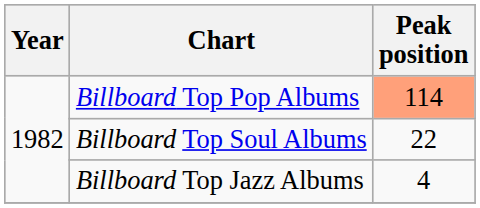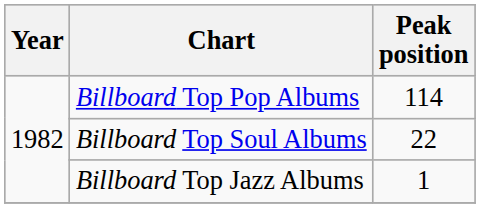(424, 97) lightsalmon background -> (424, 97) no background
(424, 180) 4 -> (424, 180) 1
